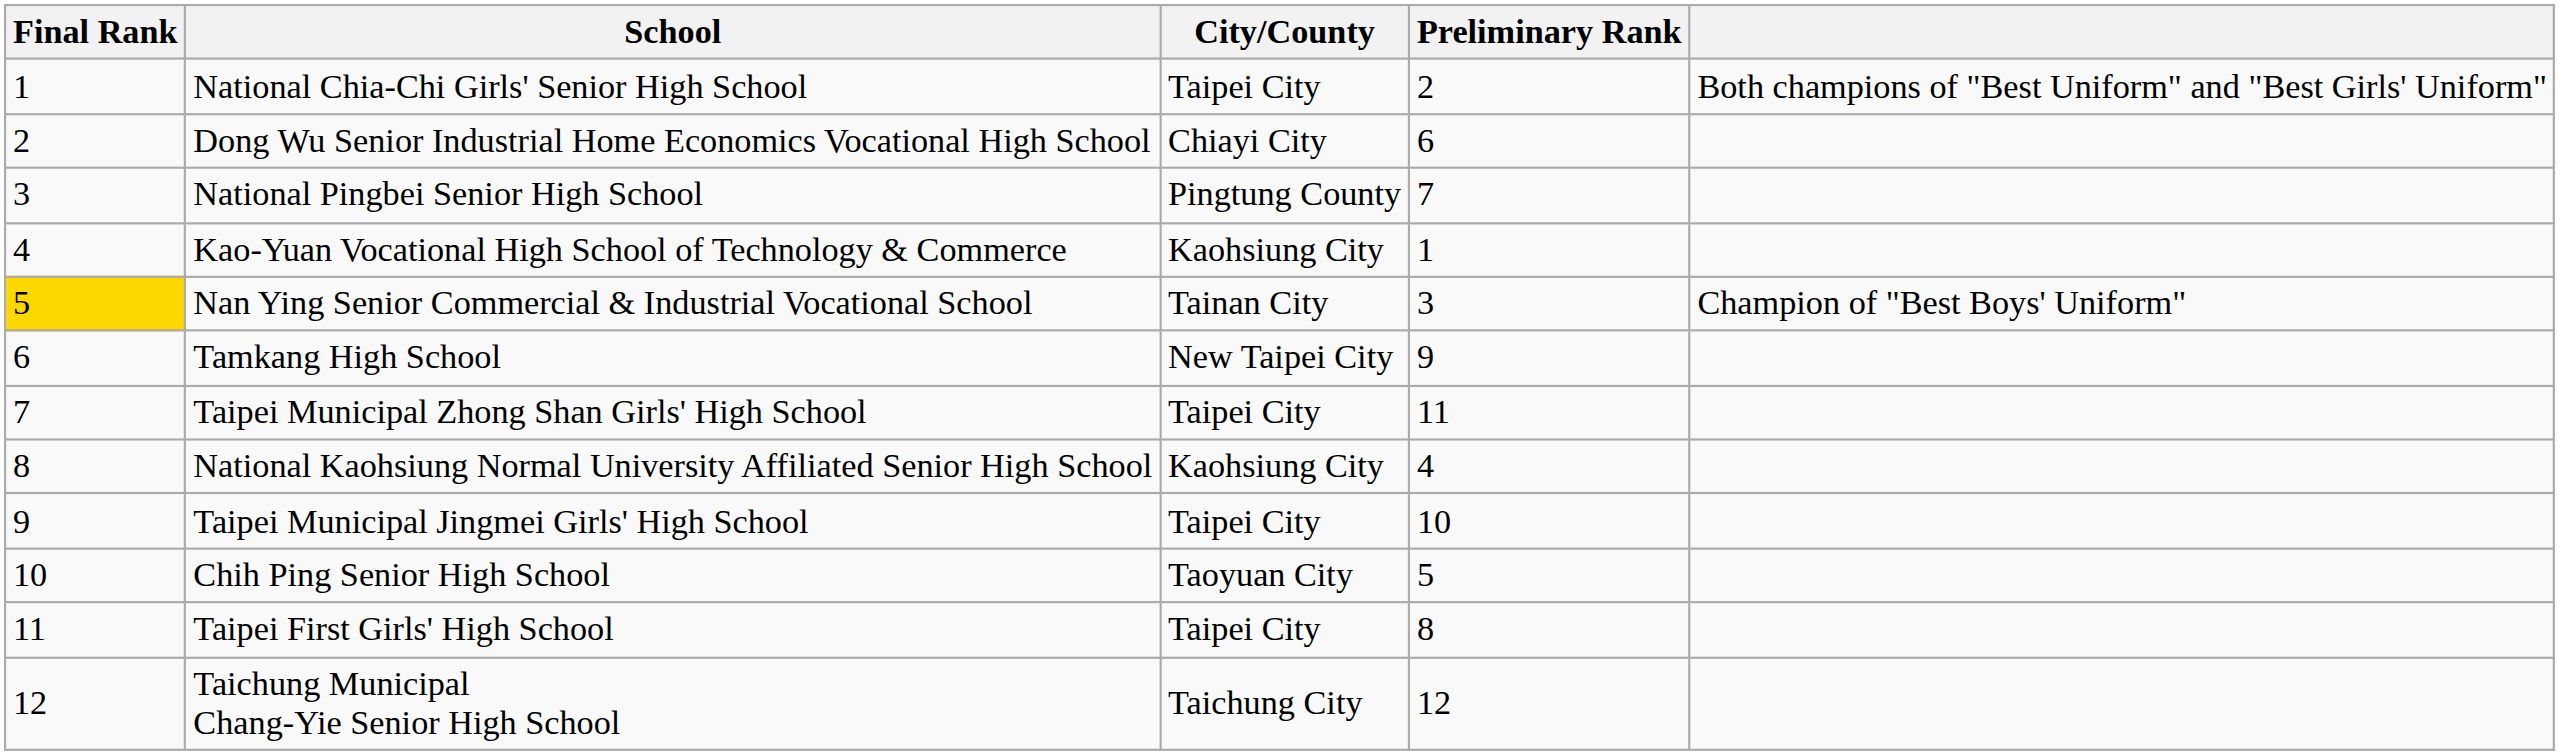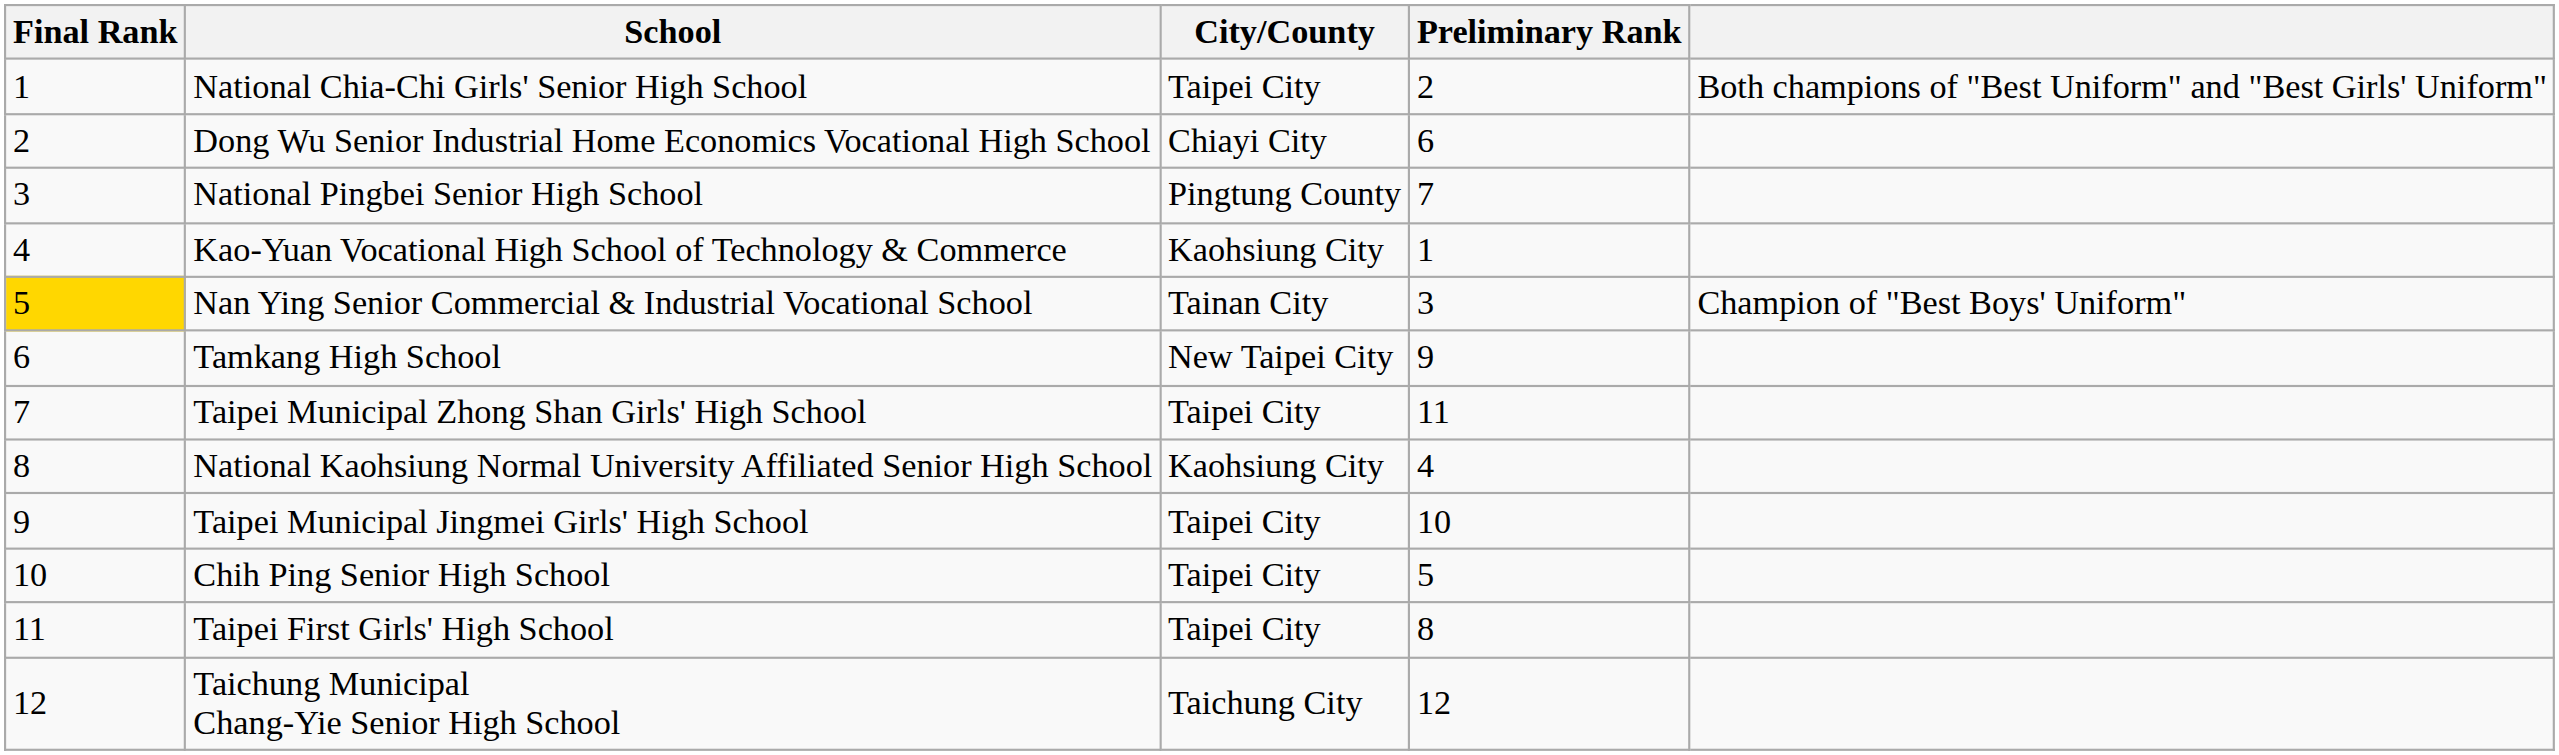(1261, 574) Taoyuan City -> (1244, 574) Taipei City
